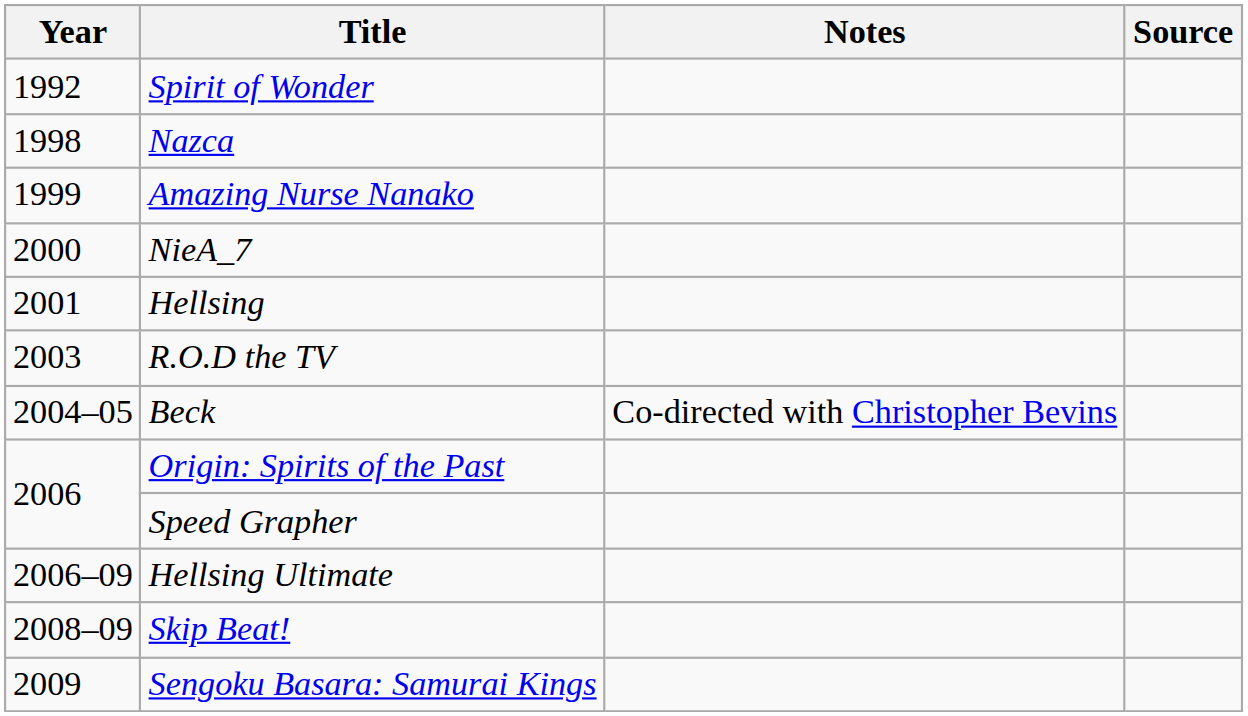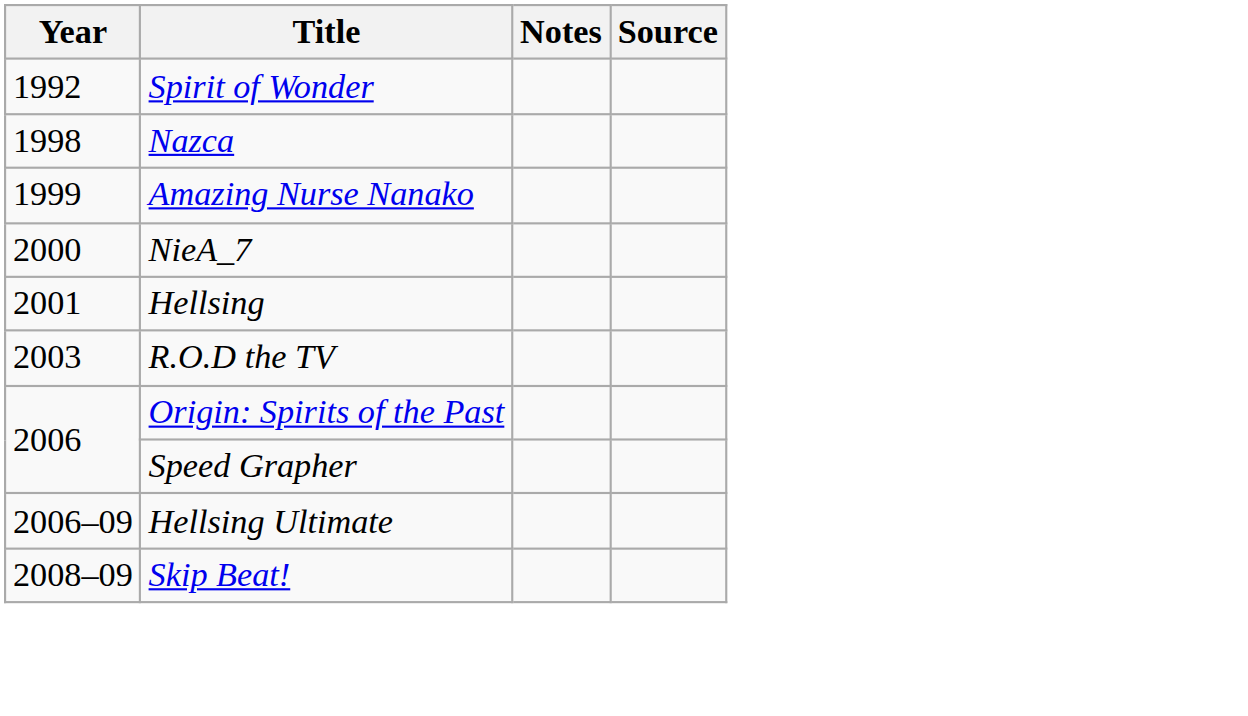- row: (182, 411)
- row: (373, 683)
